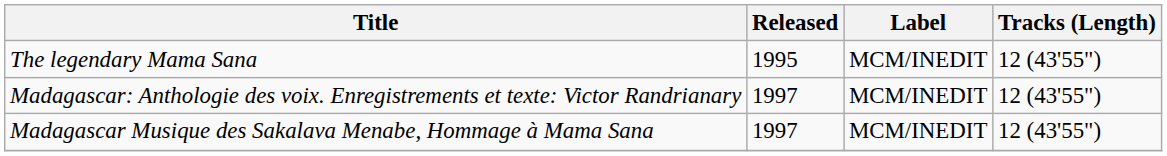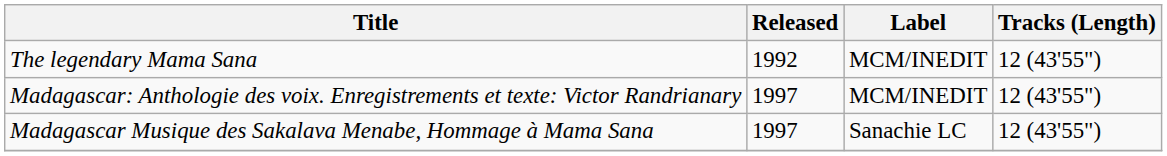(775, 58) 1995 -> (775, 58) 1992
(918, 131) MCM/INEDIT -> (908, 131) Sanachie LC
